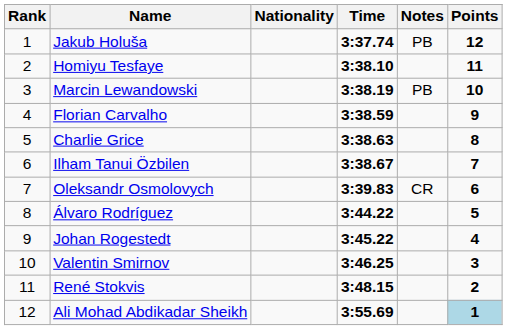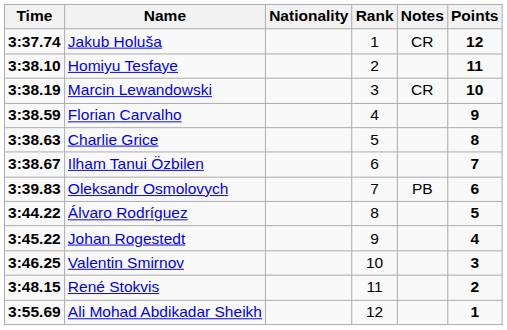columns swapped: (27, 16) <-> (367, 16)
(422, 41) PB -> (422, 41) CR
(422, 90) PB -> (422, 90) CR
(422, 189) CR -> (422, 189) PB
(475, 312) lightblue background -> (475, 312) no background
